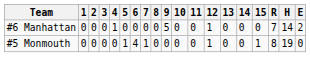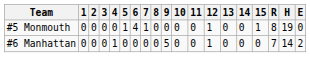rows swapped: (41, 28) <-> (39, 44)
